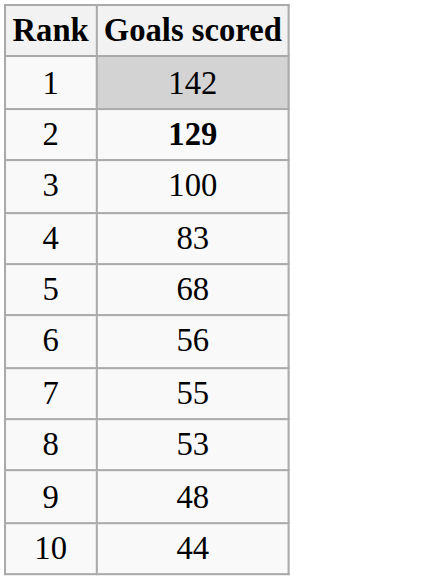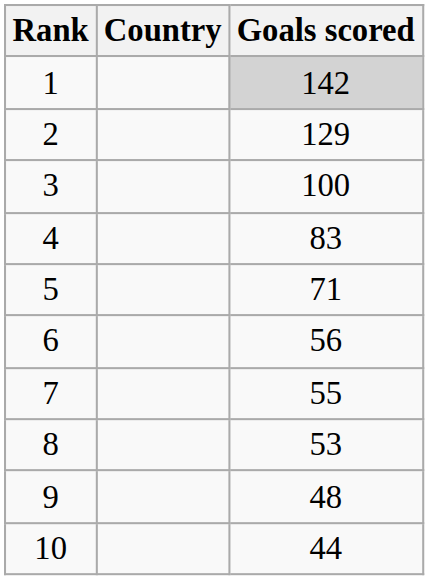+ column: (163, 30)
(193, 133) bold -> (326, 133) normal
(193, 289) 68 -> (326, 289) 71
